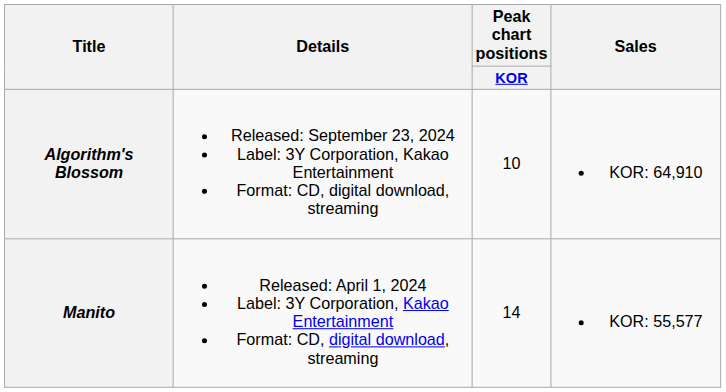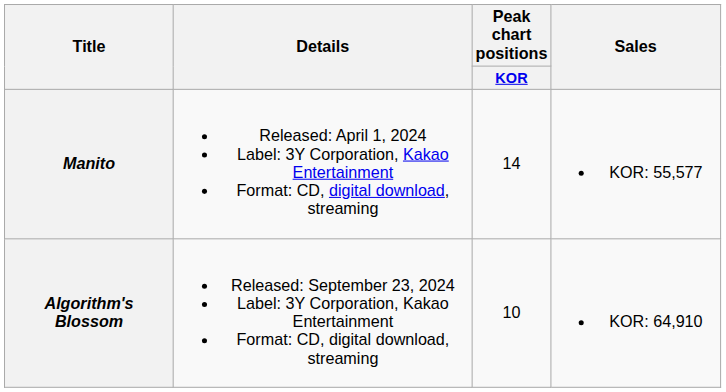rows swapped: (89, 312) <-> (89, 163)
